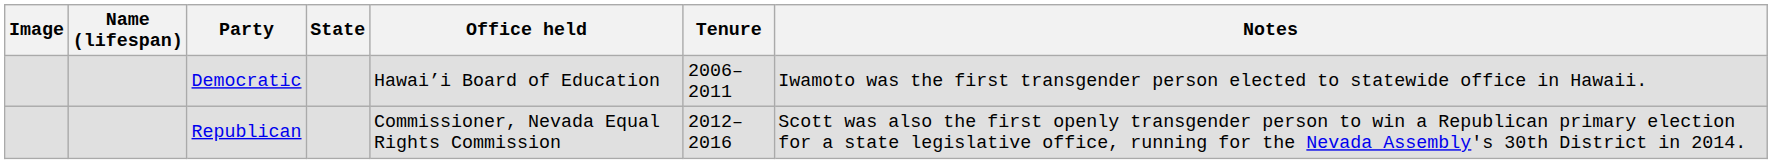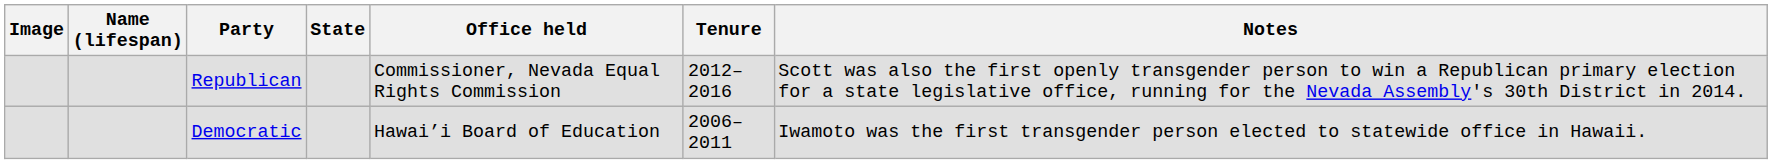rows swapped: (247, 81) <-> (247, 132)
